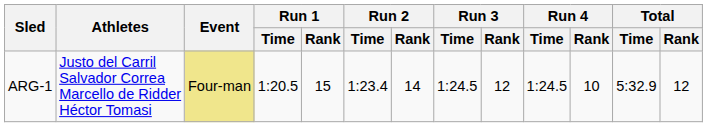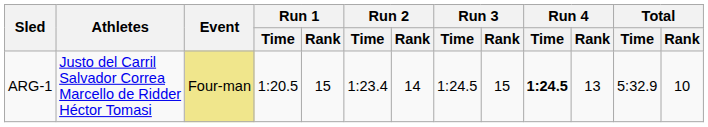(502, 87) 12 -> (502, 87) 15
(547, 87) normal -> (547, 87) bold
(592, 87) 10 -> (592, 87) 13
(681, 87) 12 -> (682, 87) 10
